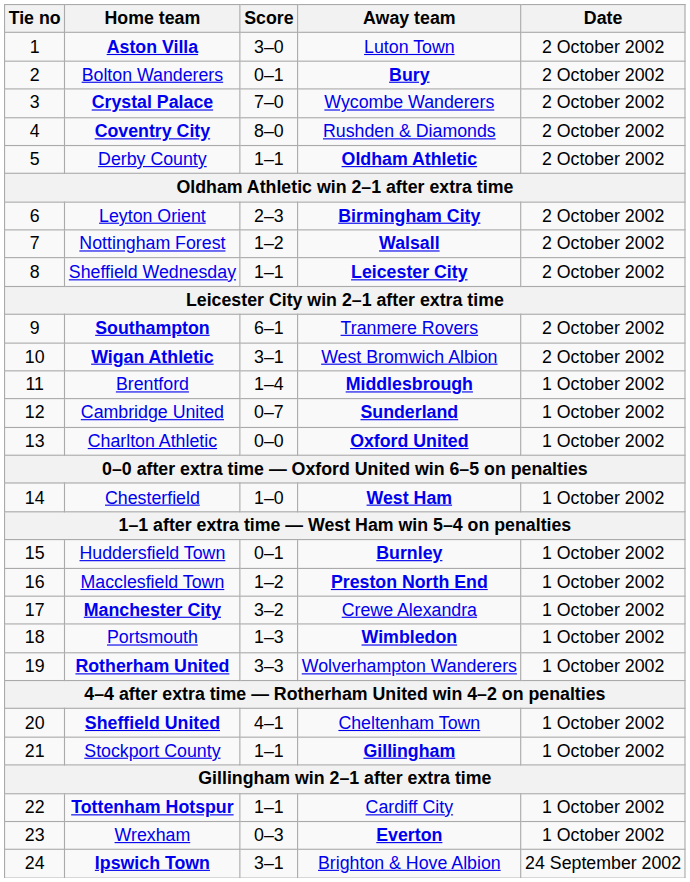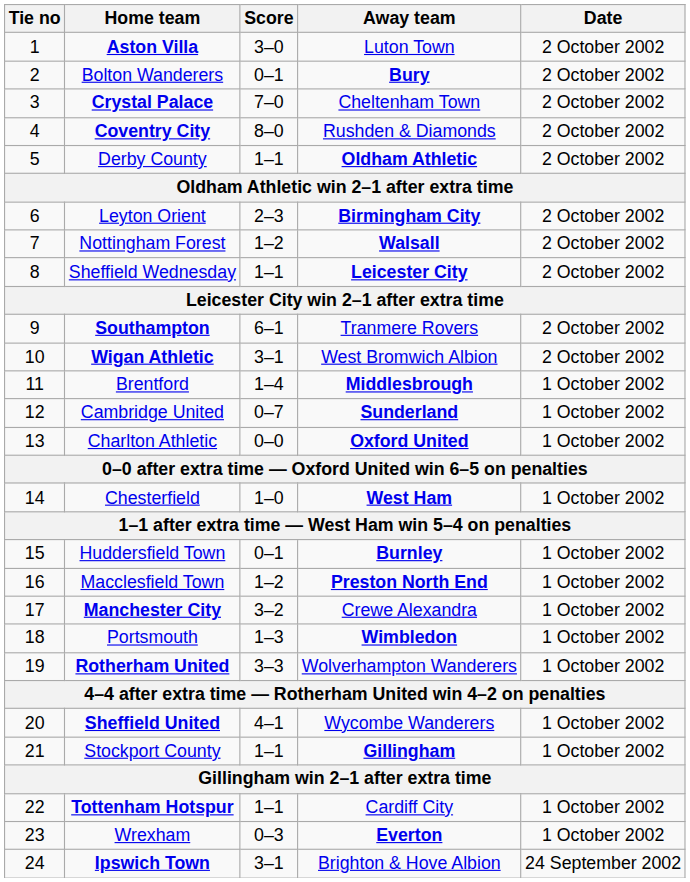(409, 103) Wycombe Wanderers -> (409, 103) Cheltenham Town
(409, 722) Cheltenham Town -> (409, 722) Wycombe Wanderers
